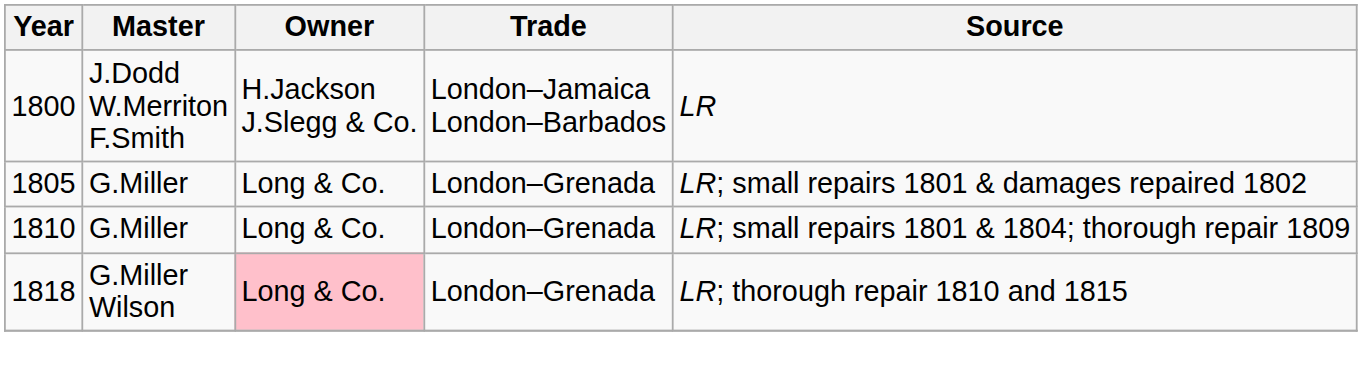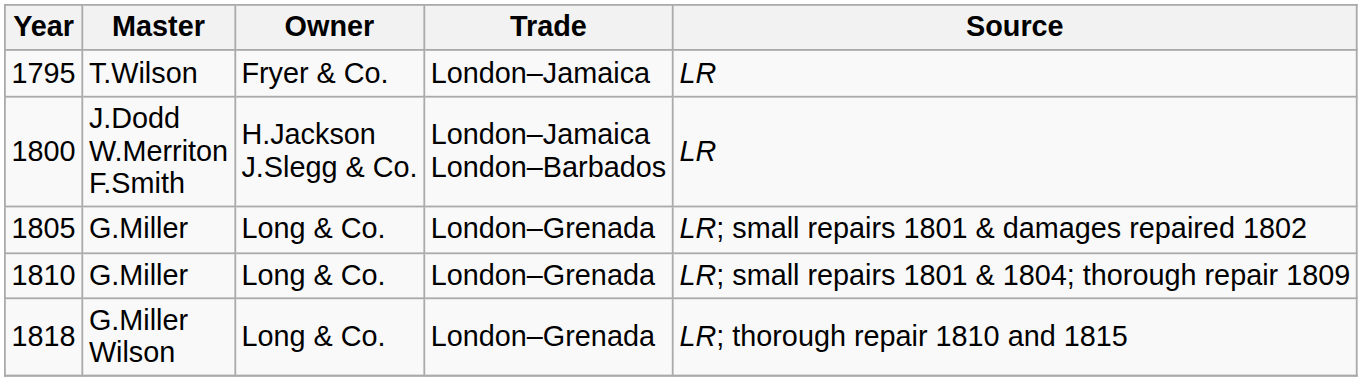+ row: (44, 73)
(313, 291) pink background -> (313, 336) no background
